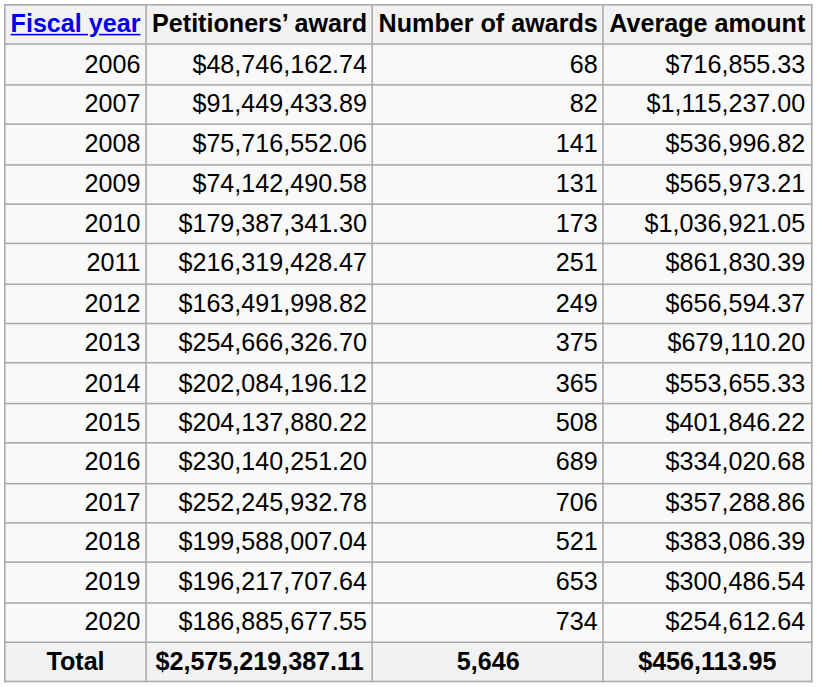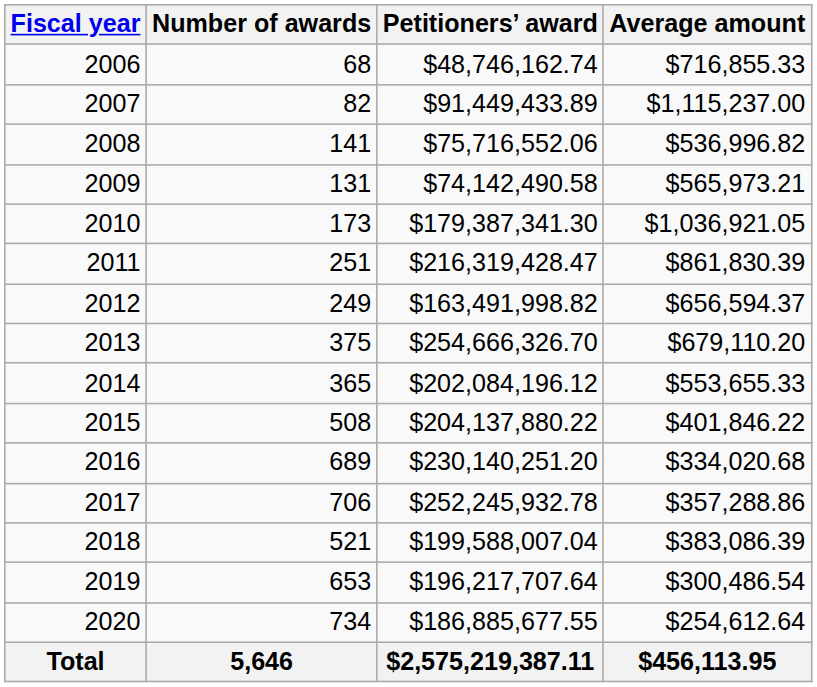columns swapped: (488, 24) <-> (260, 24)
